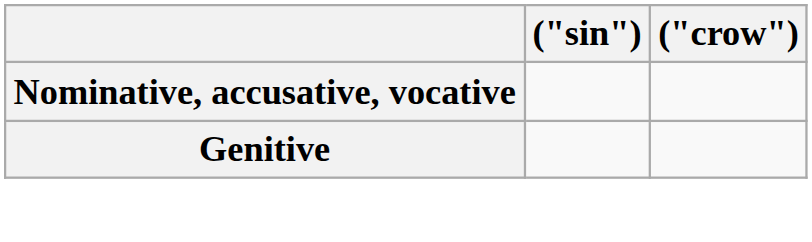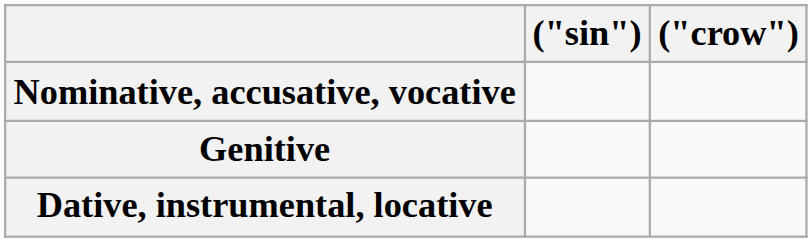+ row: (265, 206)
